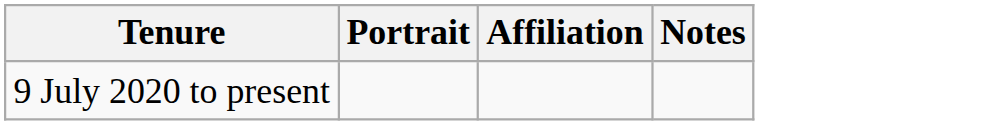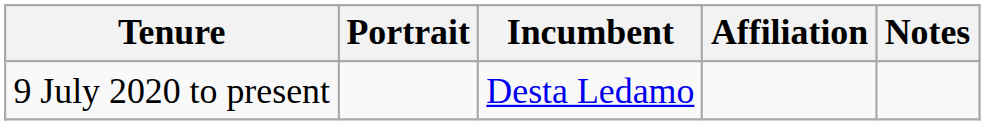+ column: (590, 32)
